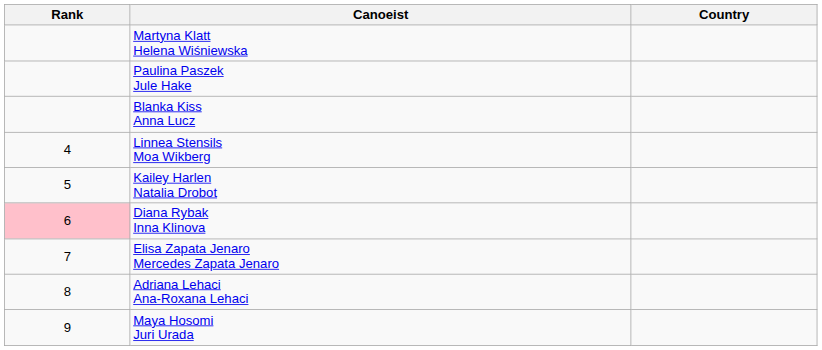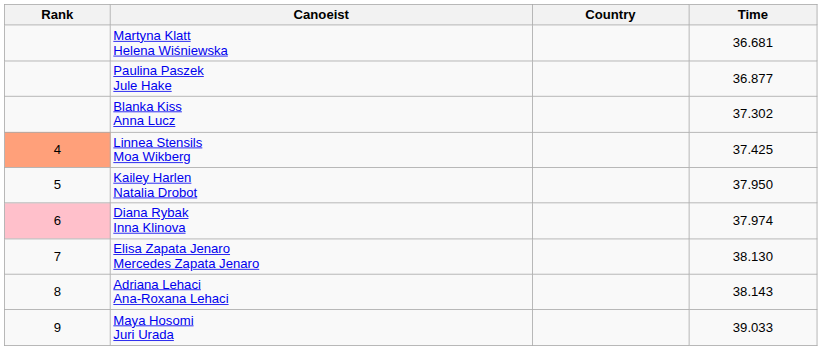+ column: (753, 14)
(67, 149) no background -> (57, 149) lightsalmon background
